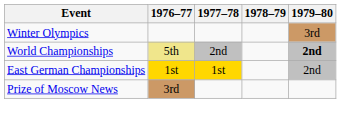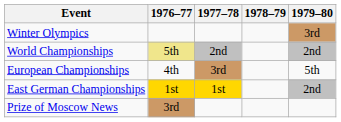(312, 51) bold -> (312, 51) normal
+ row: (68, 70)
